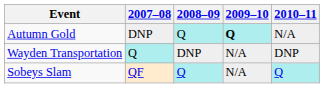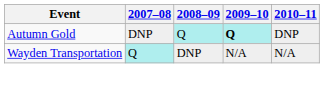(285, 33) N/A -> (287, 33) DNP
(287, 53) DNP -> (285, 53) N/A
- row: (39, 72)
